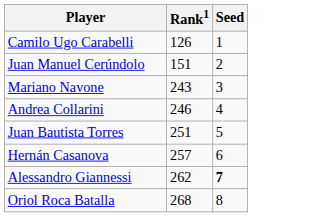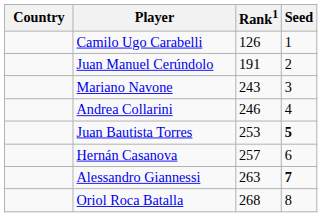+ column: (39, 17)
(181, 64) 151 -> (250, 64) 191
(181, 132) 251 -> (250, 132) 253
(219, 132) normal -> (288, 132) bold
(181, 177) 262 -> (250, 177) 263
